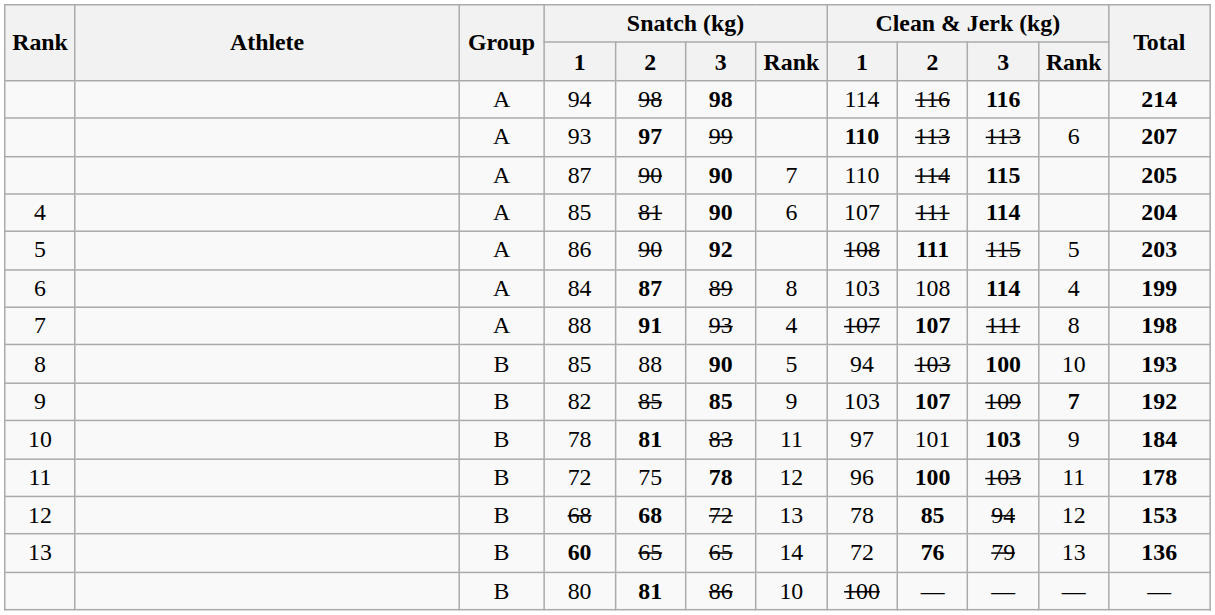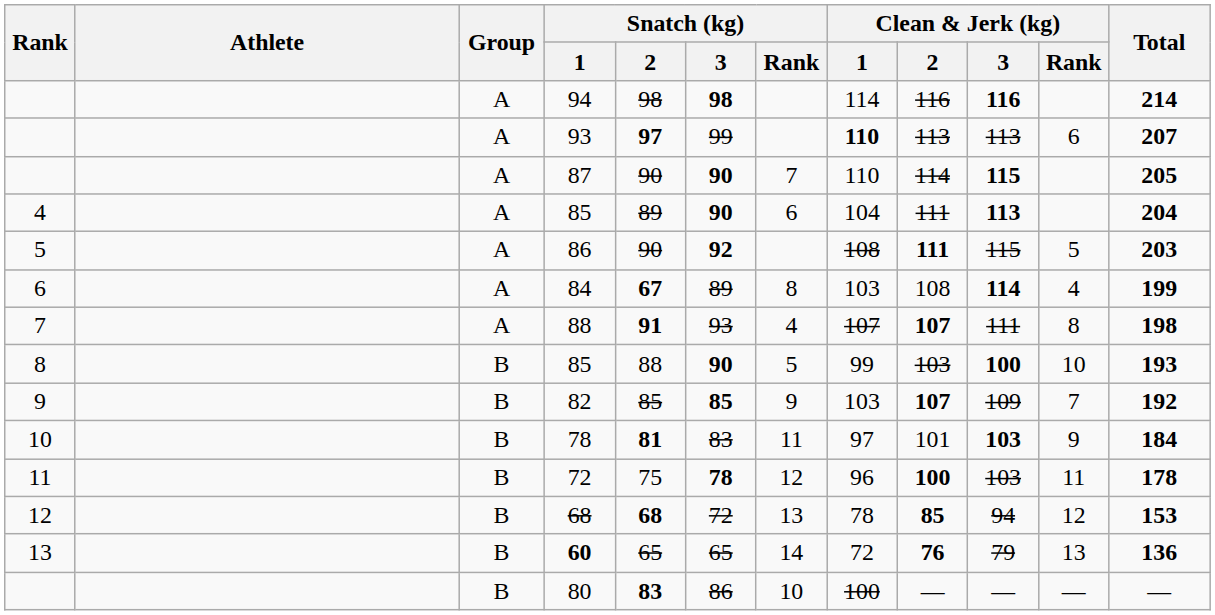(650, 212) 81 -> (650, 212) 89
(862, 212) 107 -> (862, 212) 104
(1003, 212) 114 -> (1003, 212) 113
(650, 288) 87 -> (650, 288) 67
(862, 363) 94 -> (862, 363) 99
(1074, 401) bold -> (1074, 401) normal
(650, 590) 81 -> (650, 590) 83
